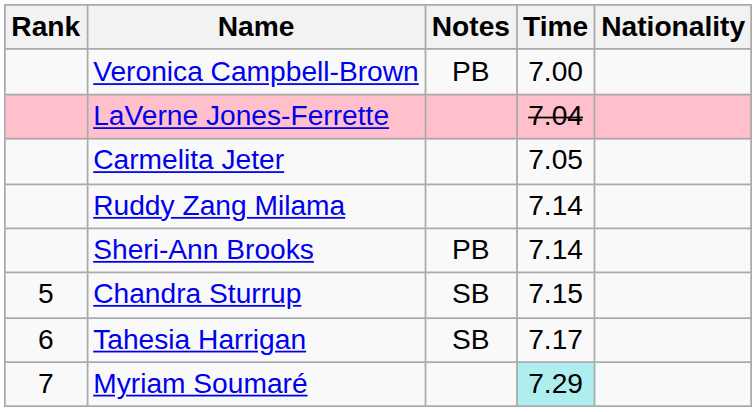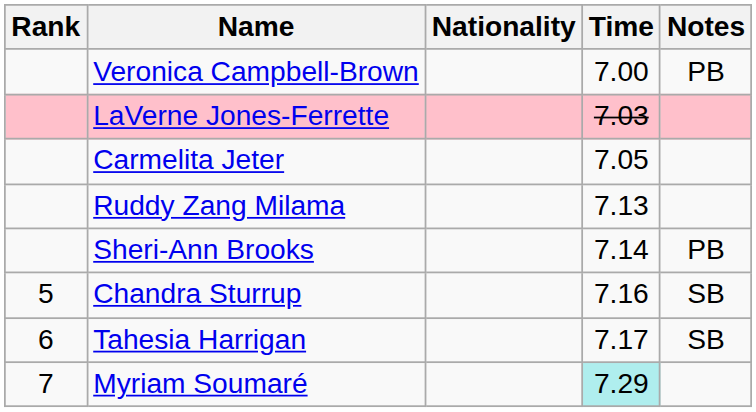columns swapped: (673, 26) <-> (471, 26)
(556, 116) 7.04 -> (621, 116) 7.03
(556, 205) 7.14 -> (621, 205) 7.13
(556, 294) 7.15 -> (621, 294) 7.16
